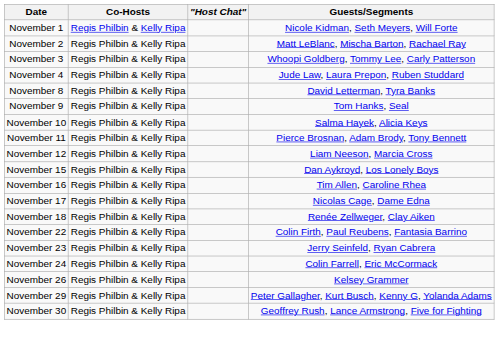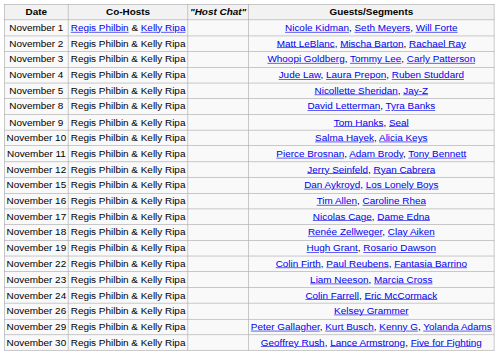+ row: (36, 91)
(371, 153) Liam Neeson, Marcia Cross -> (371, 169) Jerry Seinfeld, Ryan Cabrera
+ row: (36, 248)
(371, 248) Jerry Seinfeld, Ryan Cabrera -> (371, 279) Liam Neeson, Marcia Cross
